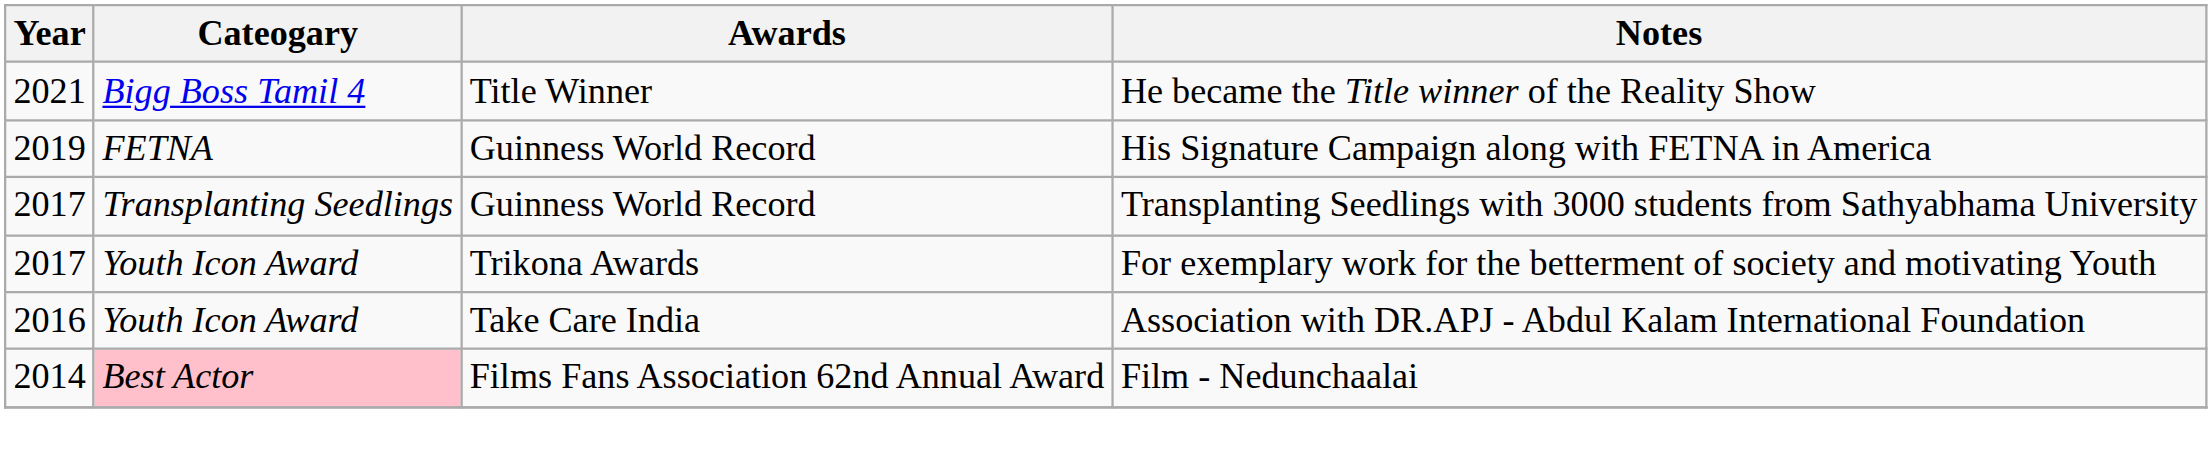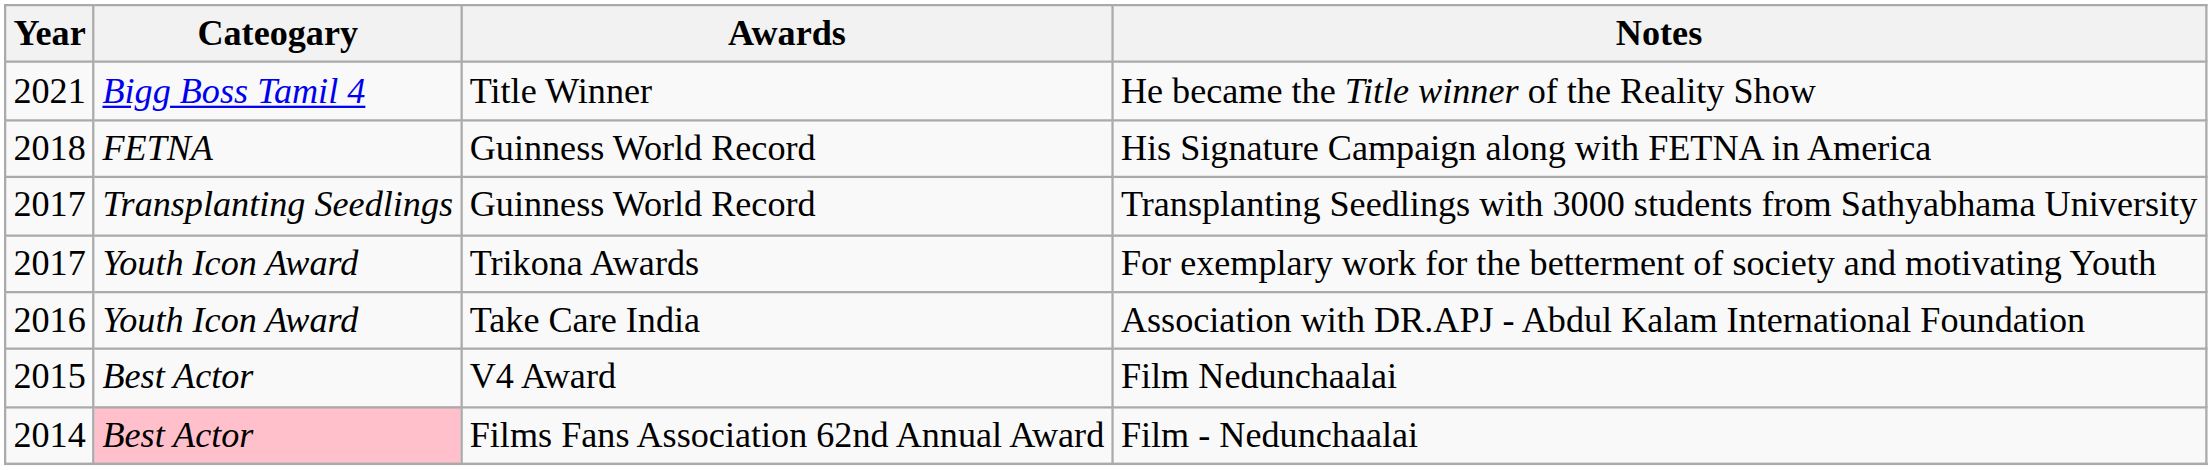(50, 147) 2019 -> (50, 147) 2018
+ row: (1259, 377)
